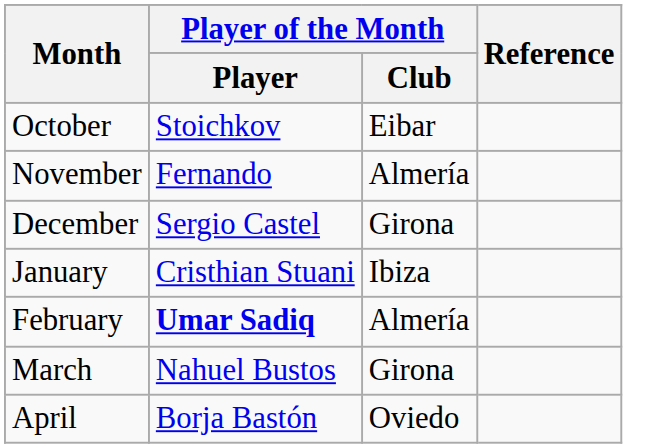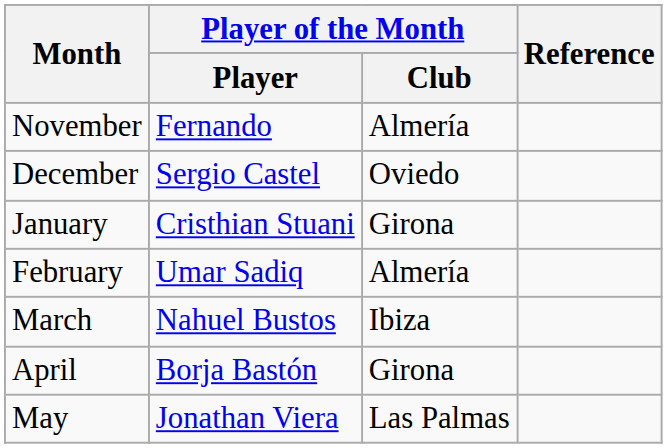- row: (62, 126)
(412, 223) Girona -> (414, 175) Oviedo
(400, 272) Ibiza -> (412, 223) Girona
(235, 321) bold -> (230, 272) normal
(412, 369) Girona -> (400, 321) Ibiza
(414, 418) Oviedo -> (412, 369) Girona
+ row: (40, 418)
